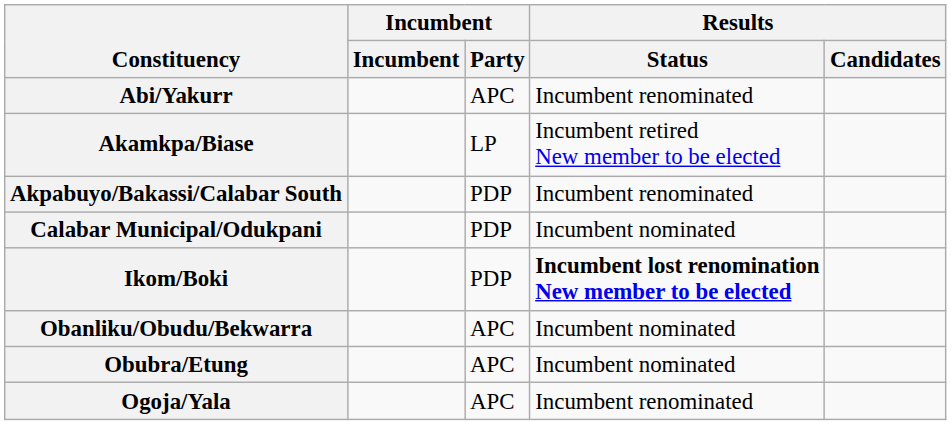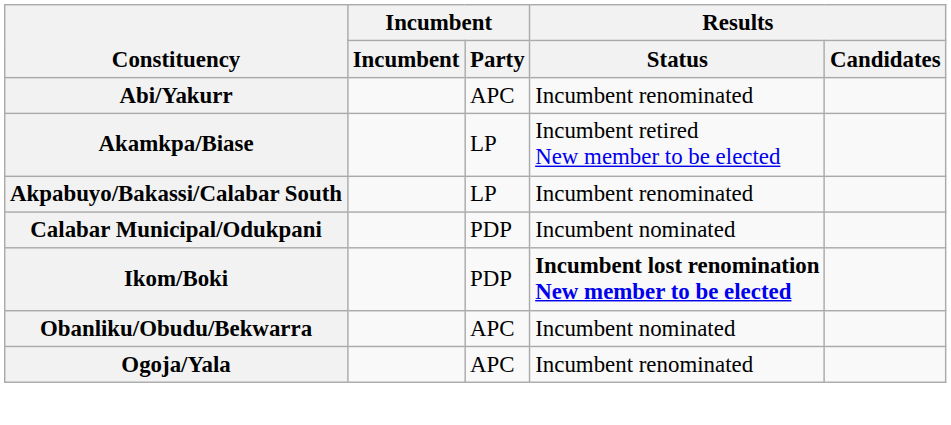(491, 193) PDP -> (483, 193) LP
- row: (176, 364)
